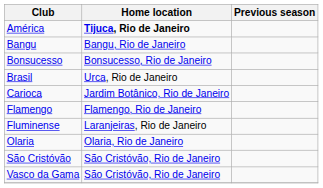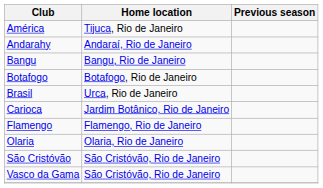(137, 28) bold -> (133, 28) normal
+ row: (29, 45)
- row: (35, 61)
+ row: (27, 77)
- row: (33, 126)
